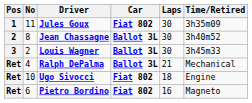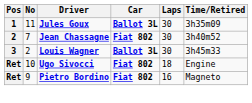(133, 25) Fiat 802 -> (135, 25) Ballot 3L
(28, 38) 8 -> (28, 38) 7
(135, 38) Ballot 3L -> (133, 38) Fiat 802
- row: (72, 65)
(28, 92) 6 -> (28, 78) 9
